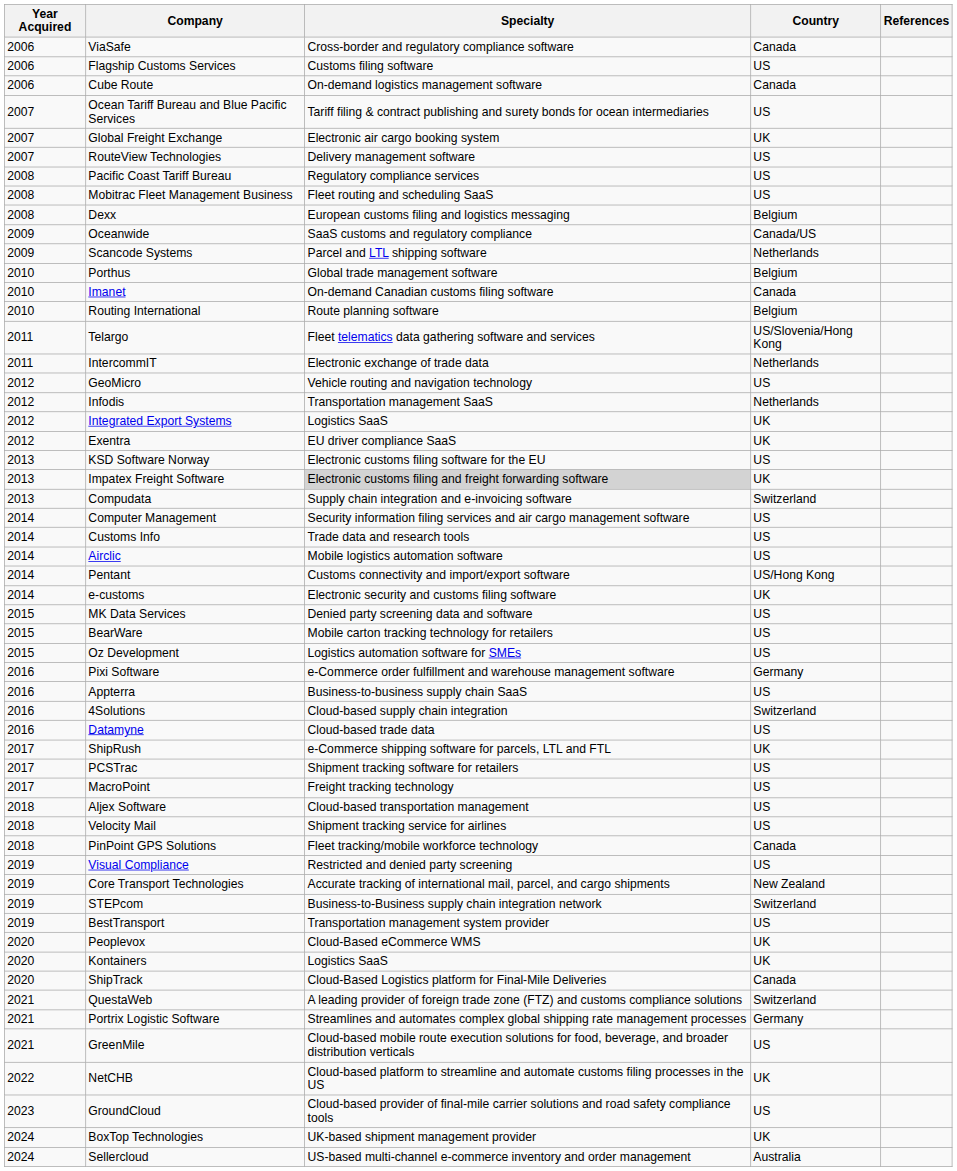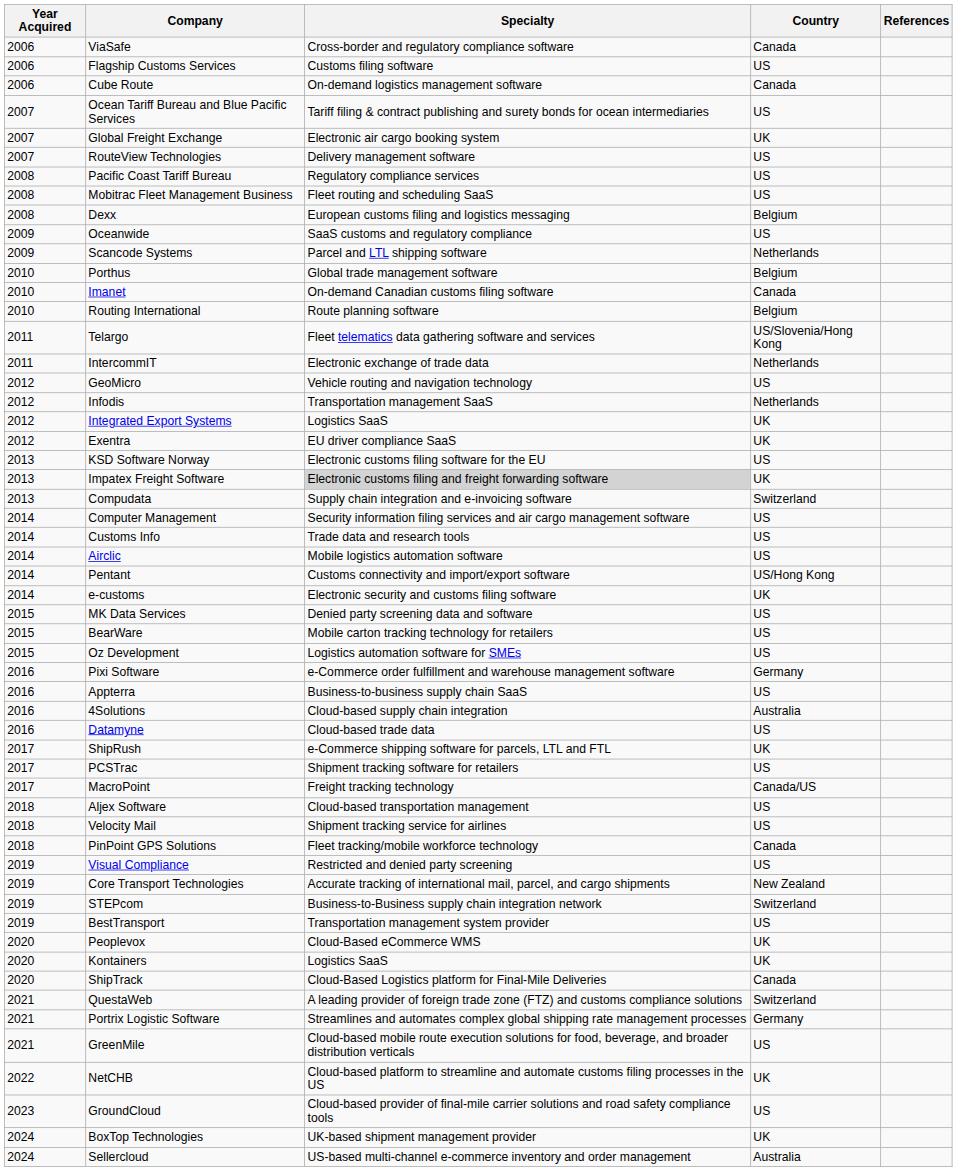(785, 234) Canada/US -> (762, 234) US
(785, 710) Switzerland -> (777, 710) Australia
(762, 788) US -> (785, 788) Canada/US
